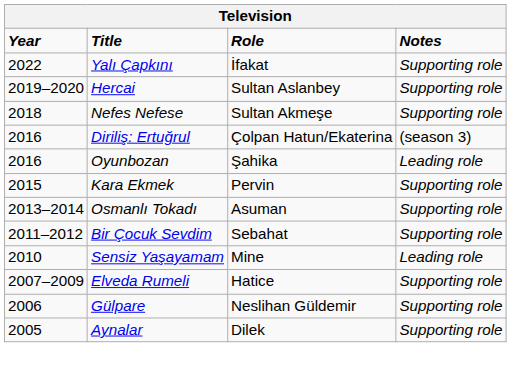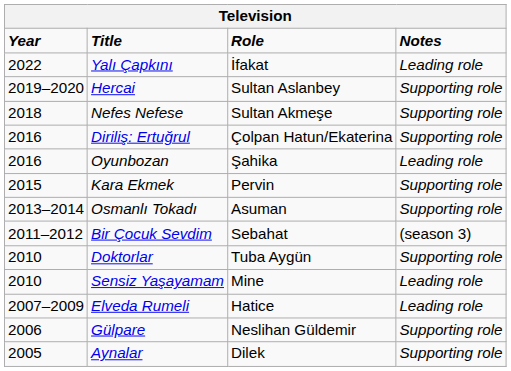(451, 64) Supporting role -> (441, 64) Leading role
(435, 137) (season 3) -> (451, 137) Supporting role
(451, 233) Supporting role -> (435, 233) (season 3)
+ row: (122, 257)
(451, 281) Supporting role -> (441, 305) Leading role
